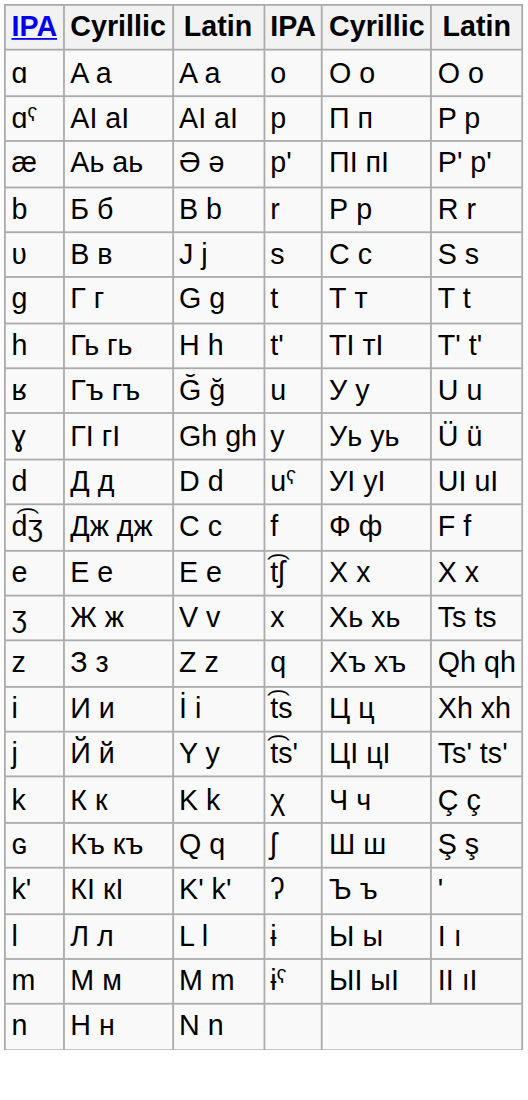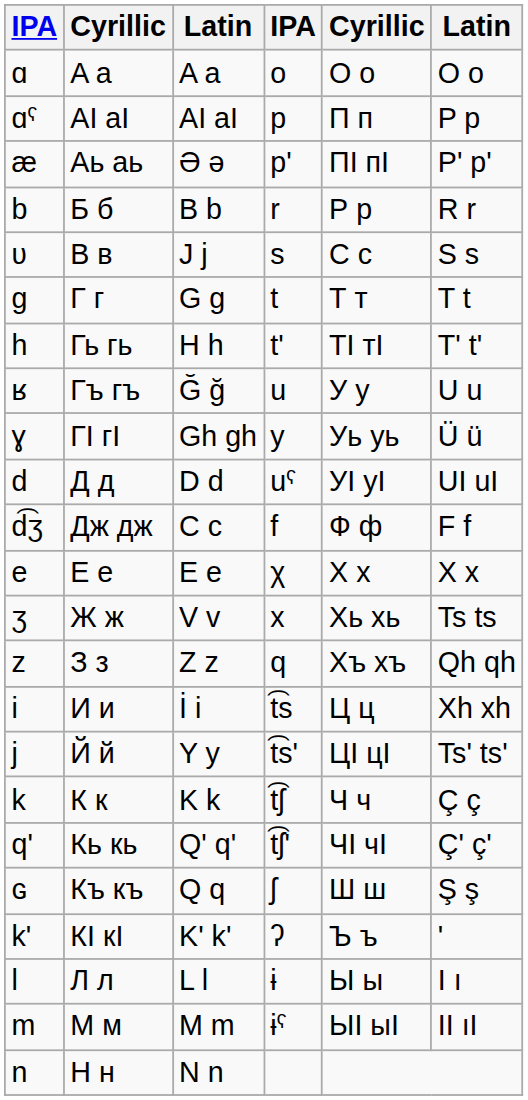(277, 572) t͡ʃ -> (278, 572) χ
(278, 799) χ -> (277, 799) t͡ʃ
+ row: (104, 844)
